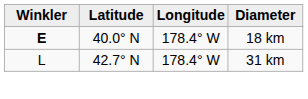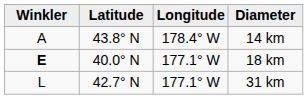+ row: (265, 37)
(191, 37) 178.4° W -> (191, 60) 177.1° W
(191, 60) 178.4° W -> (191, 82) 177.1° W
